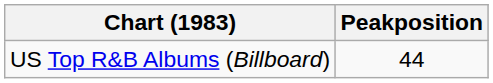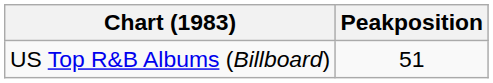(412, 58) 44 -> (412, 58) 51
